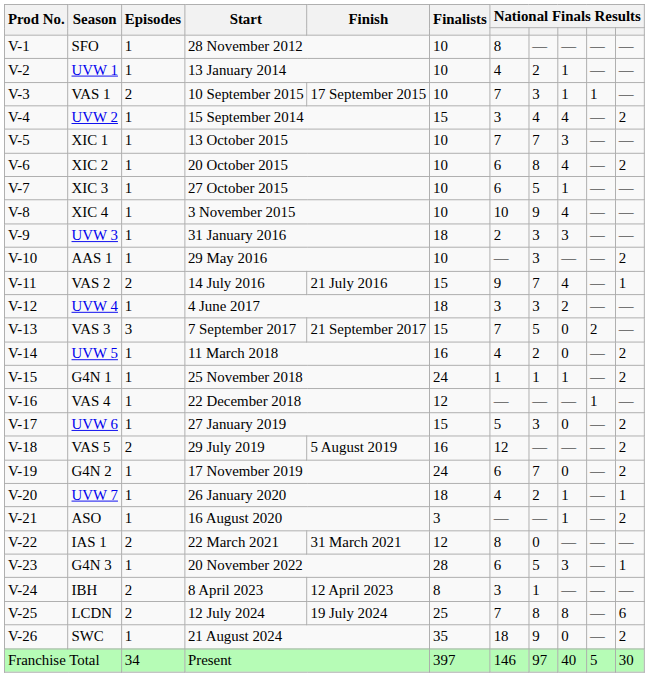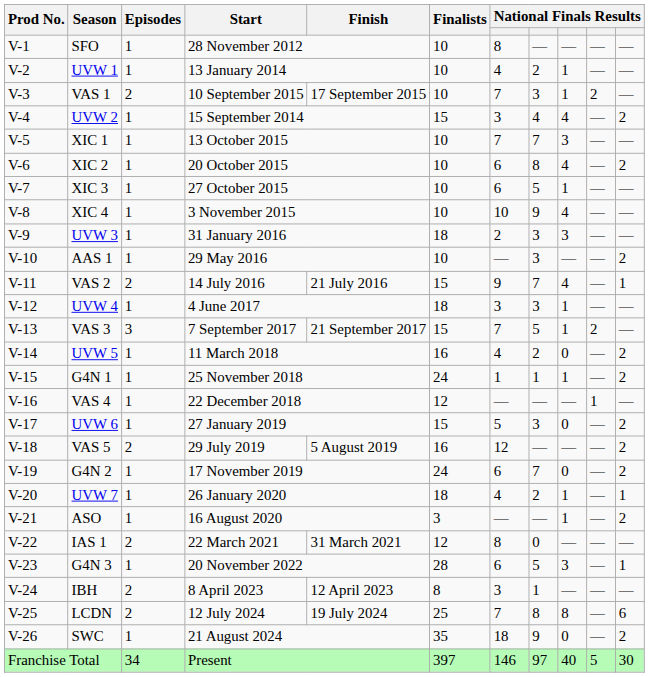(594, 93) 1 -> (594, 93) 2
(565, 306) 2 -> (565, 306) 1
(565, 329) 0 -> (565, 329) 1
